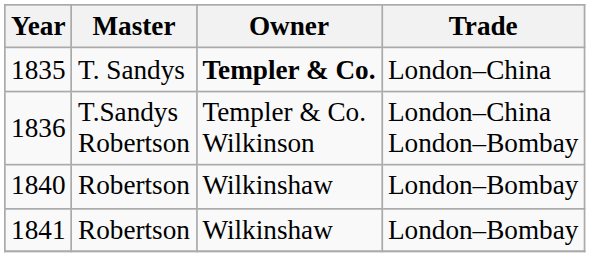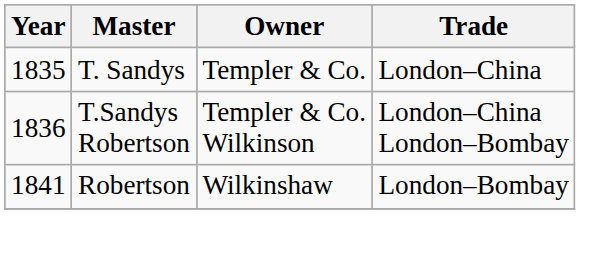(289, 69) bold -> (284, 69) normal
- row: (38, 186)
